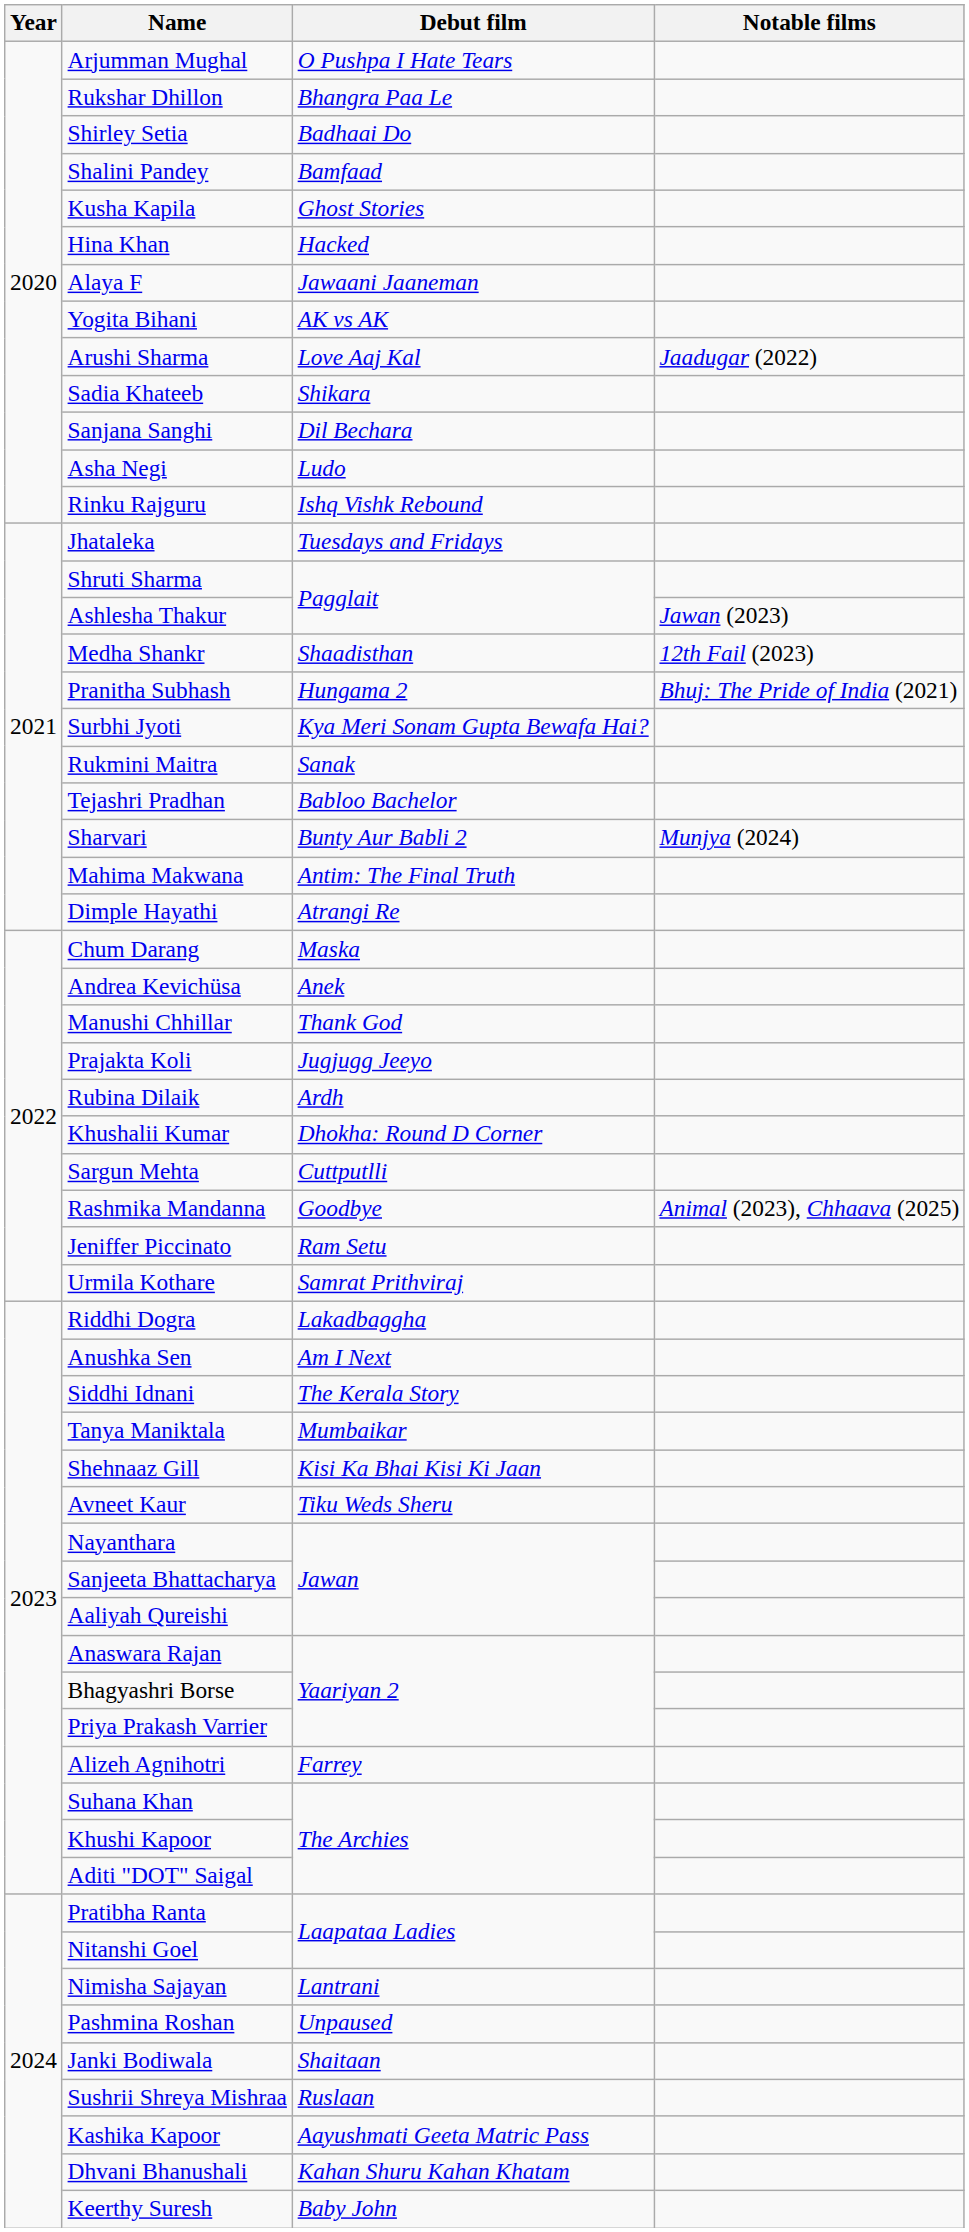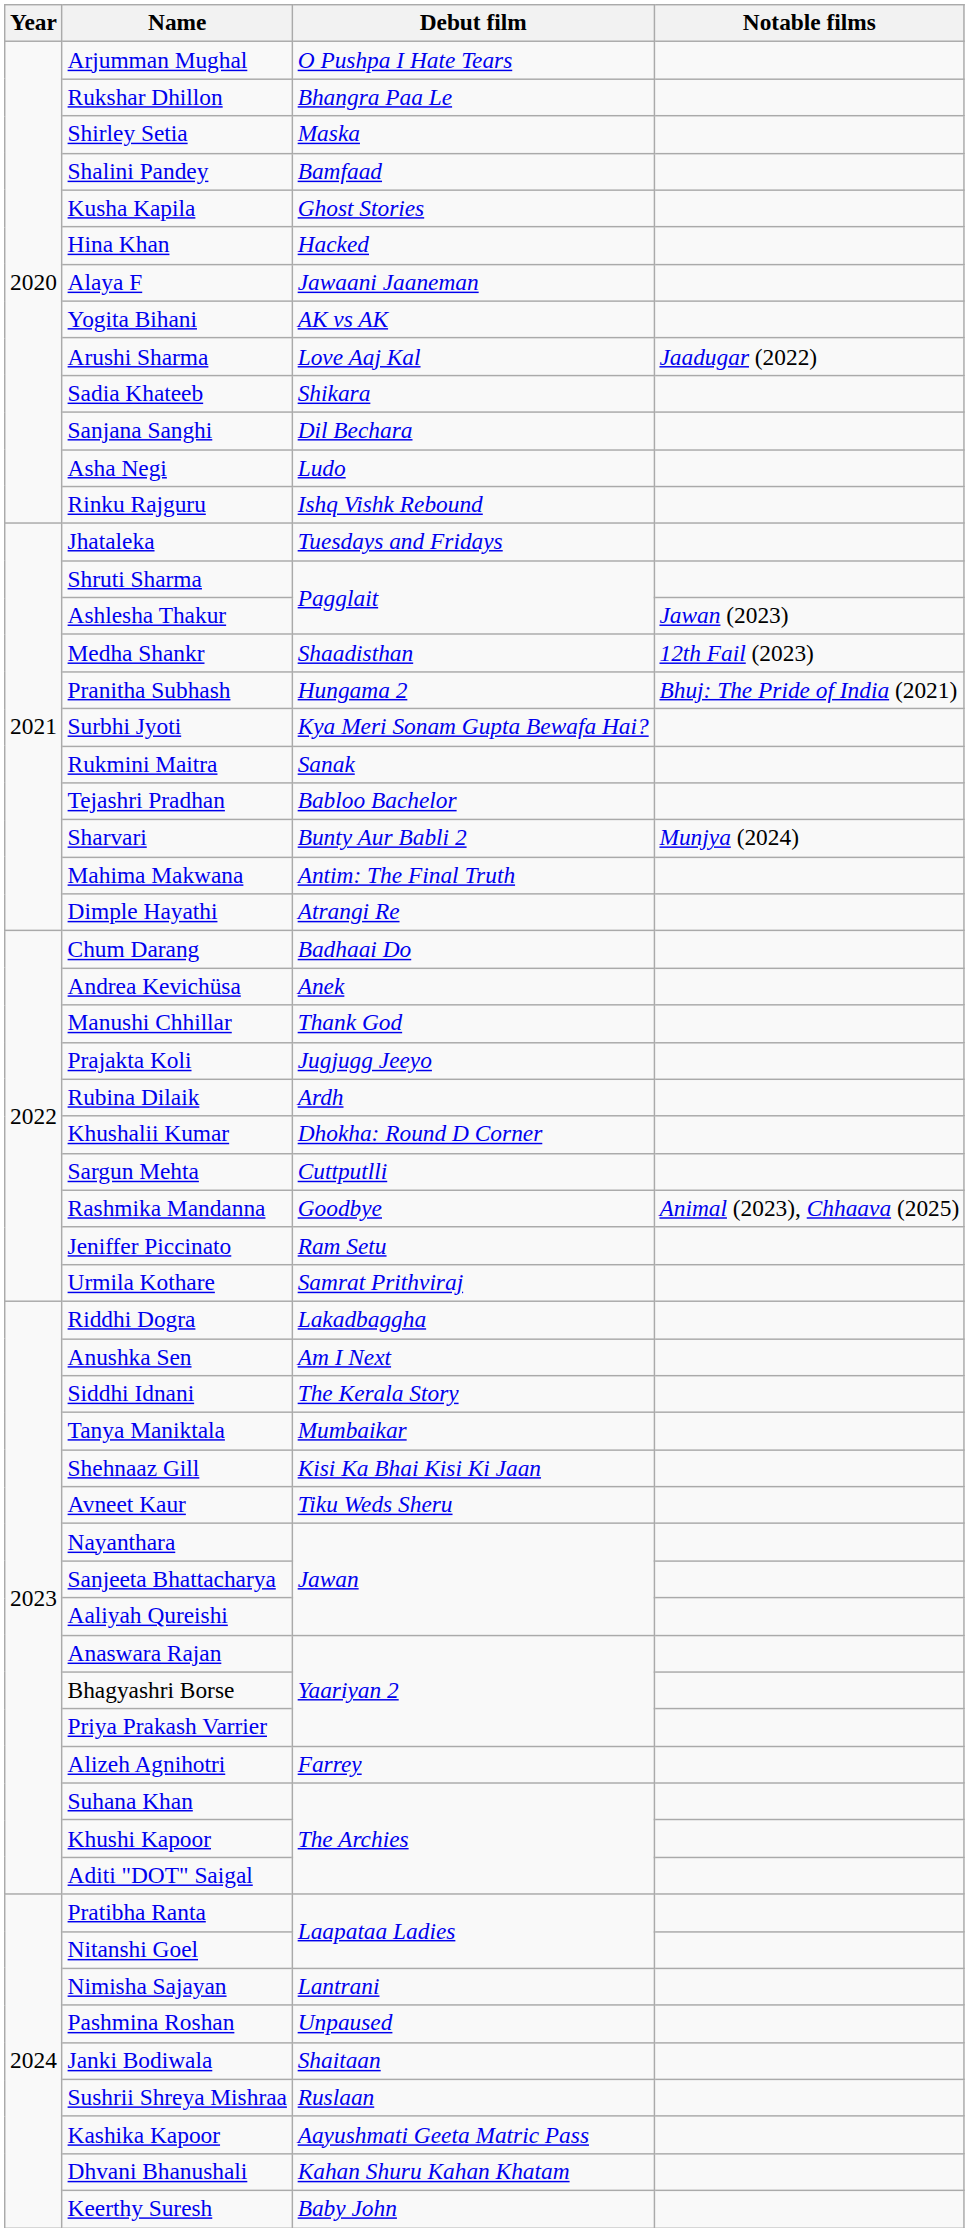(354, 134) Badhaai Do -> (329, 134) Maska
(329, 949) Maska -> (354, 949) Badhaai Do
